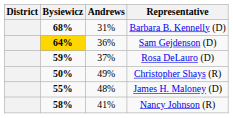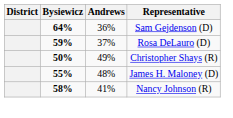- row: (178, 27)
(63, 43) gold background -> (63, 27) no background
